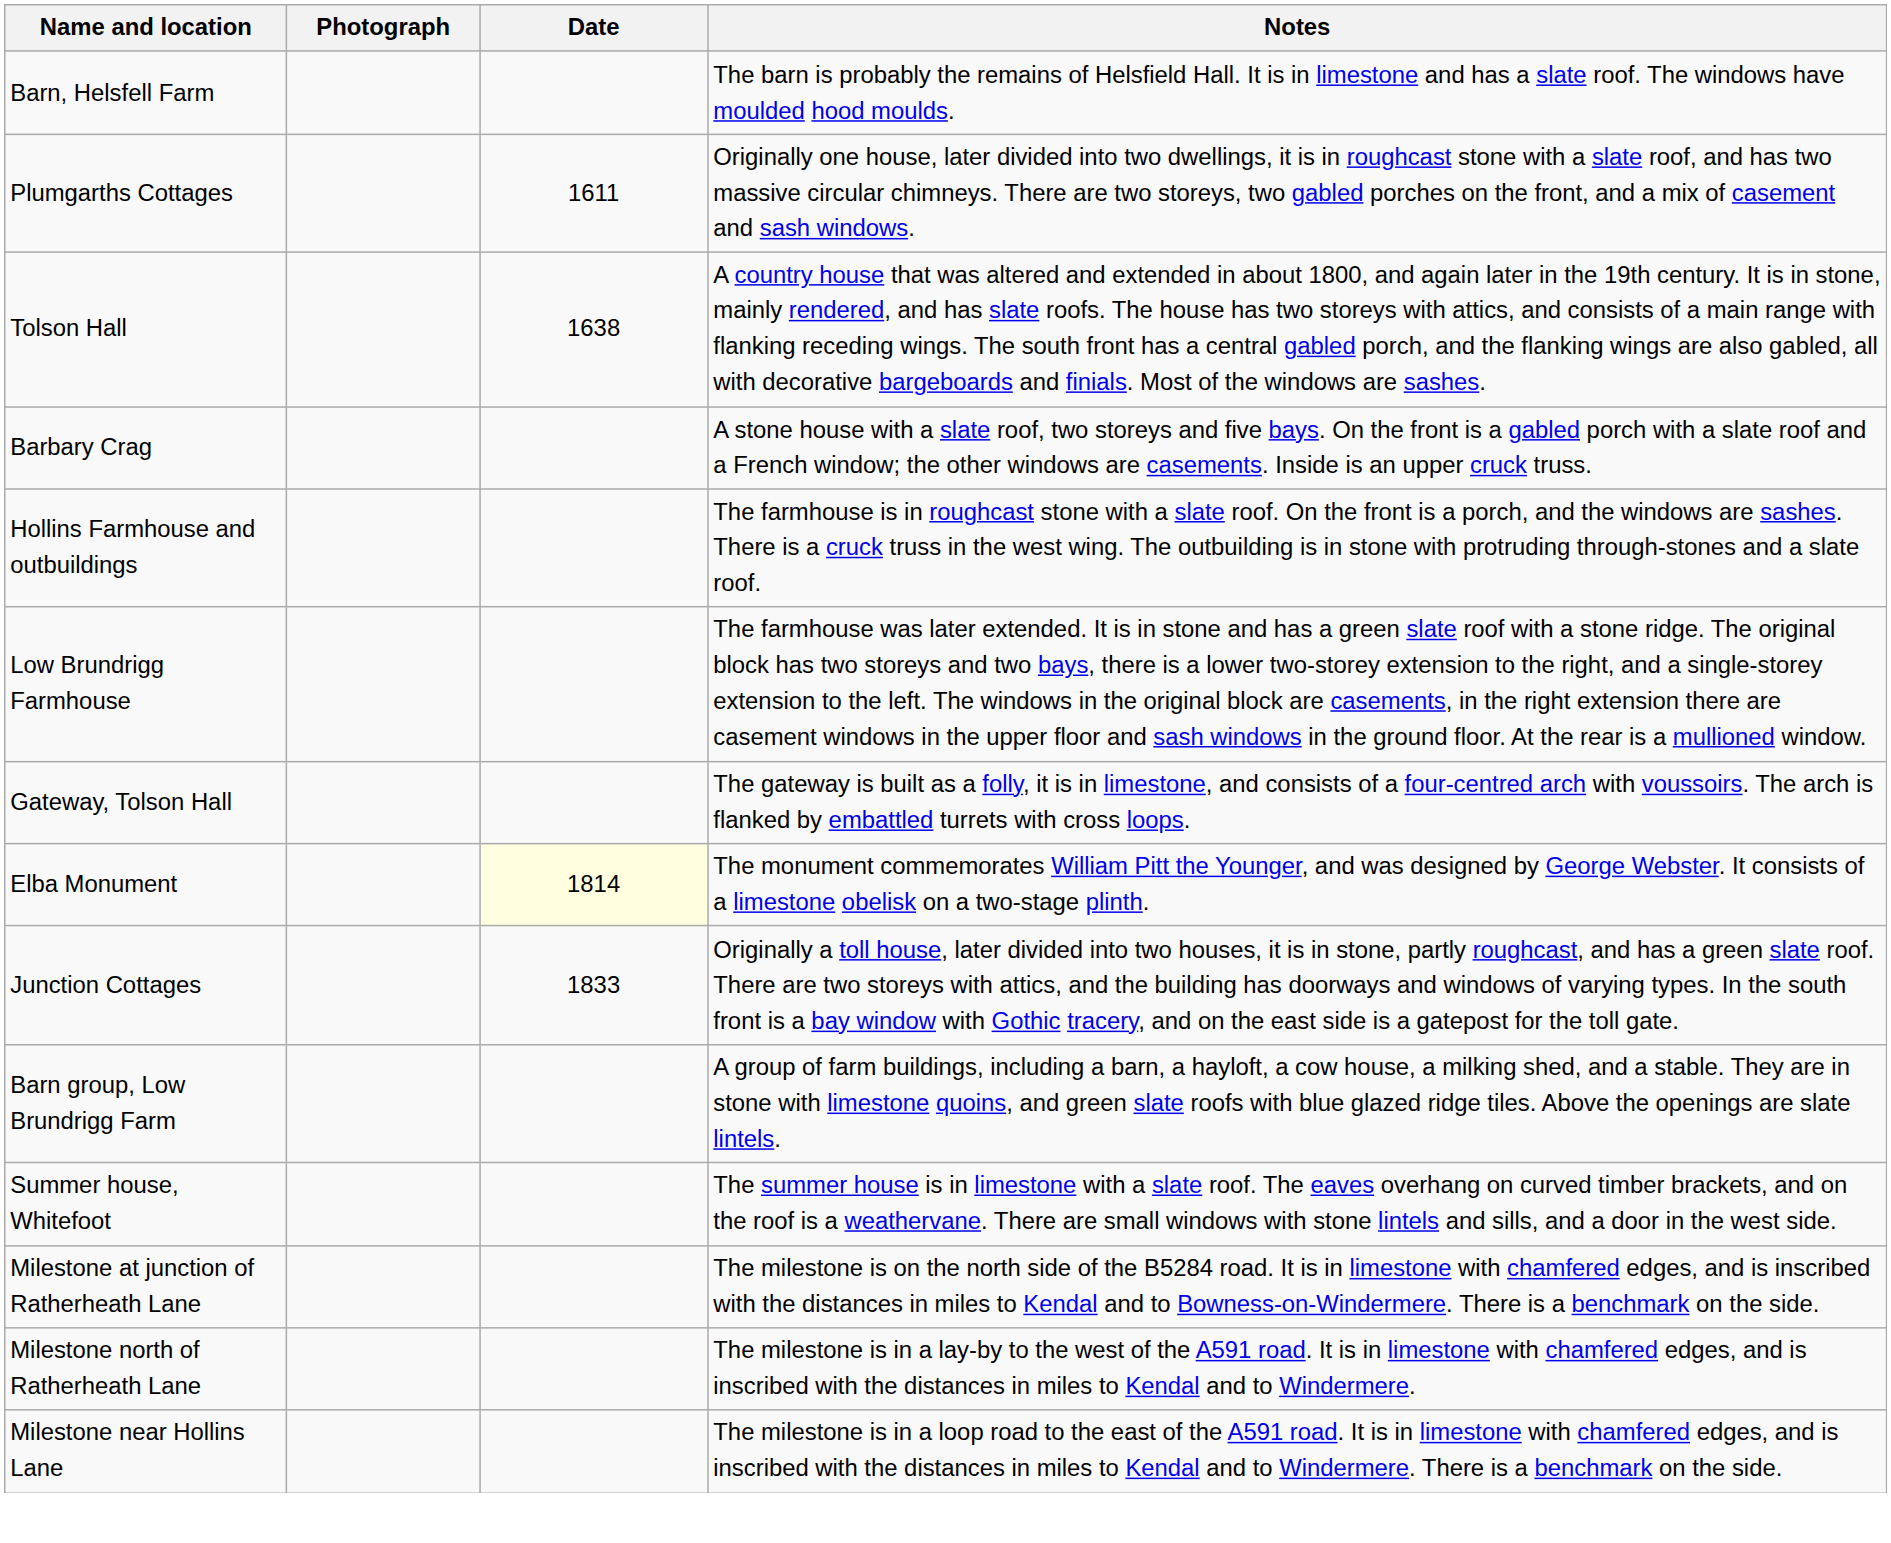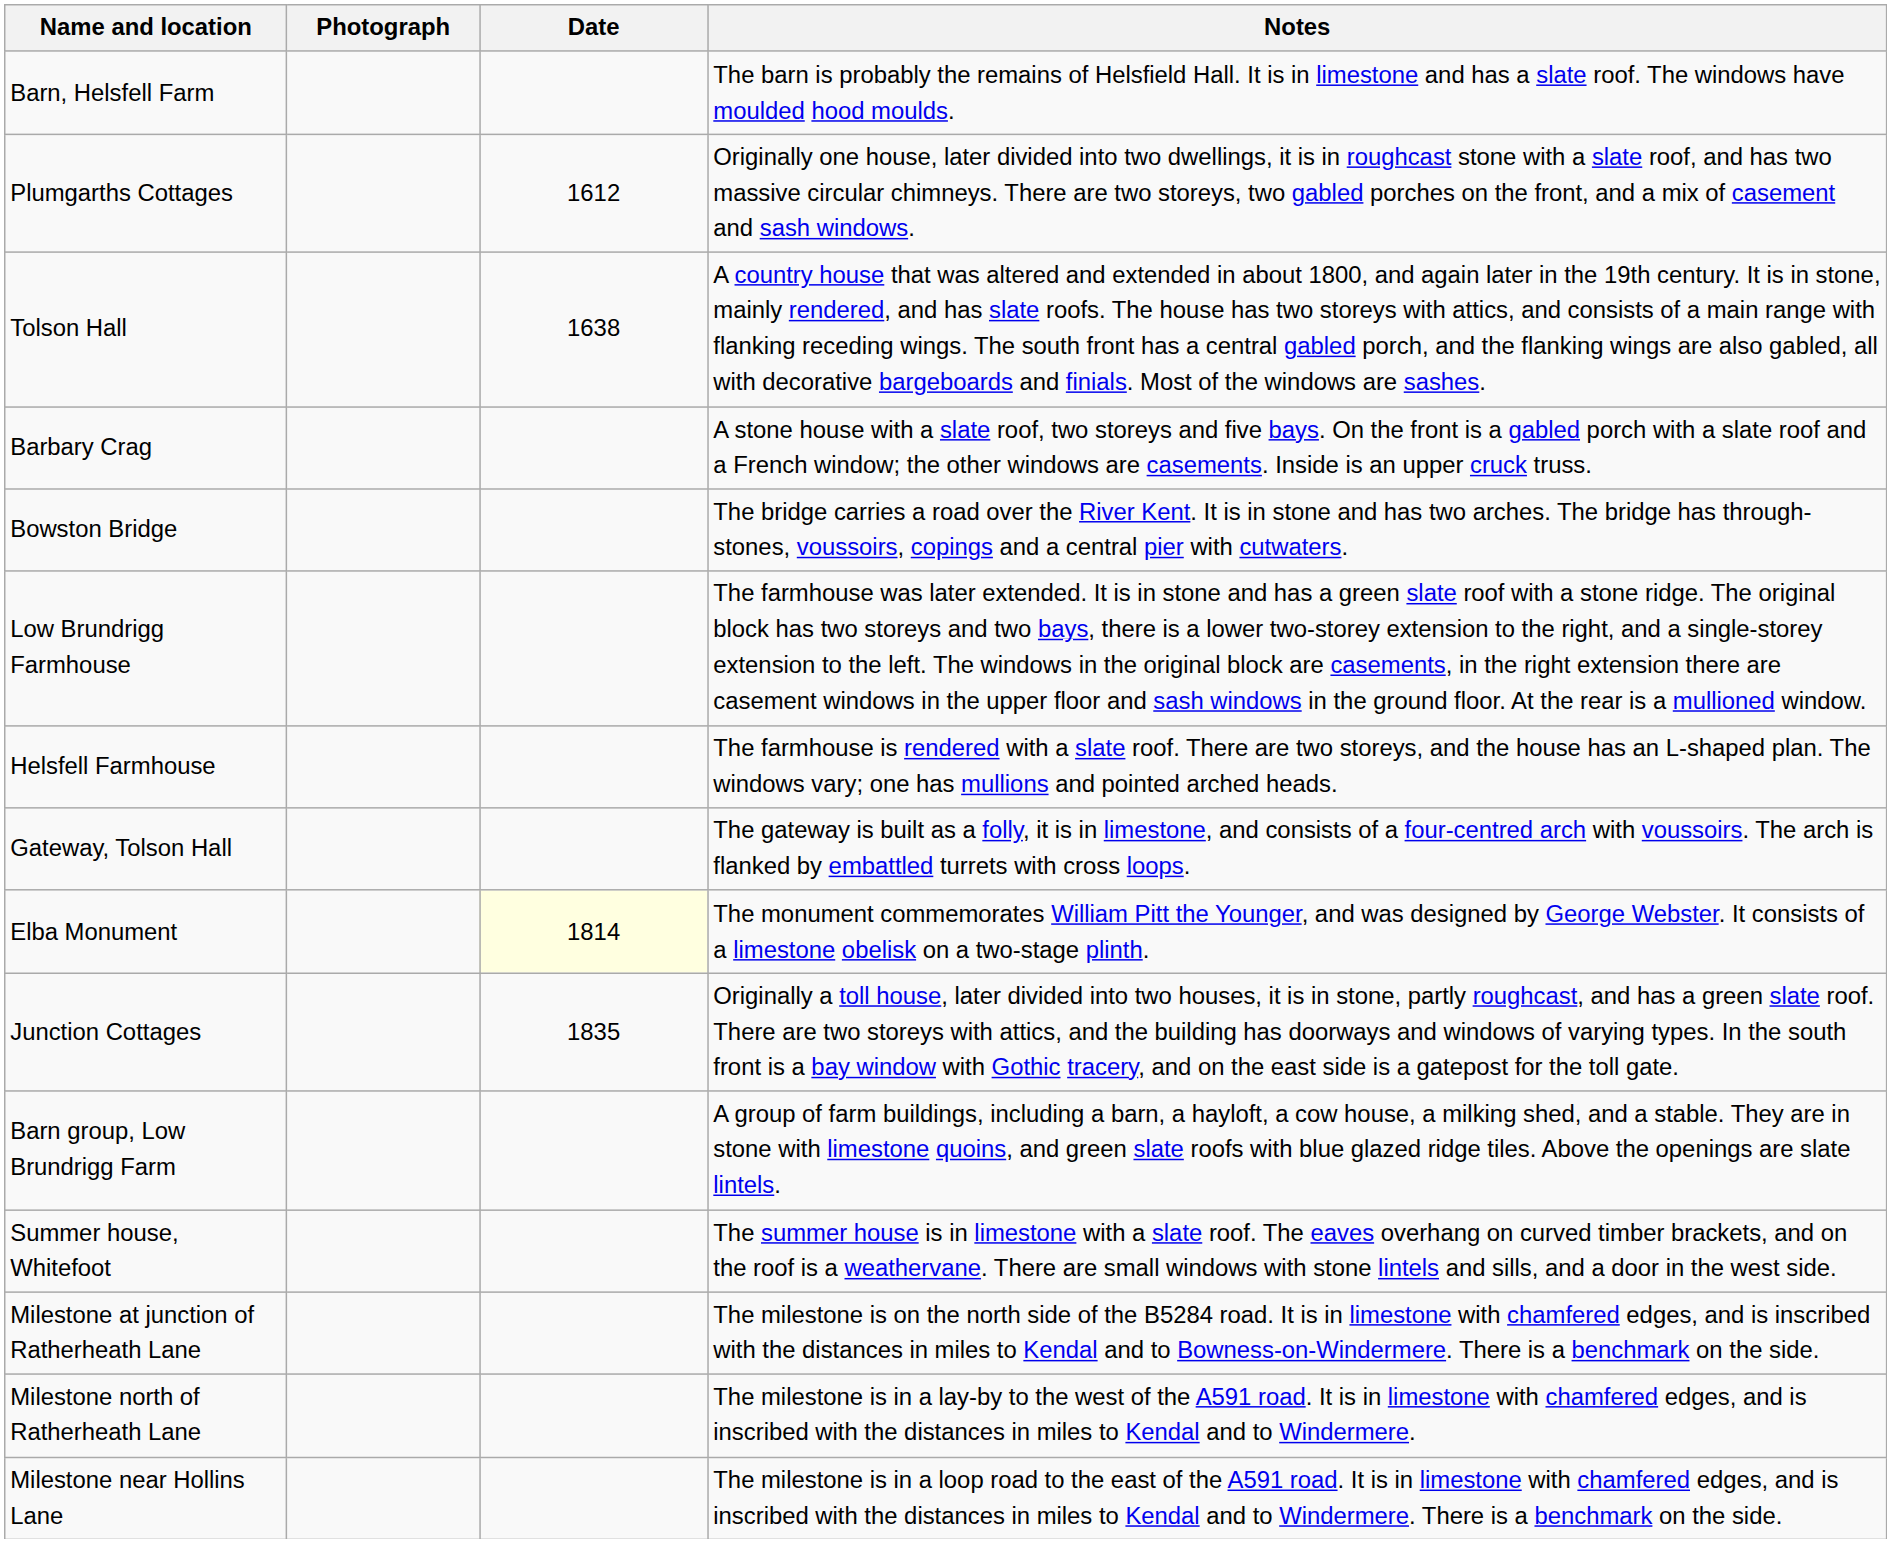(594, 192) 1611 -> (594, 192) 1612
+ row: (94, 529)
- row: (133, 547)
+ row: (113, 766)
(594, 985) 1833 -> (594, 1031) 1835
